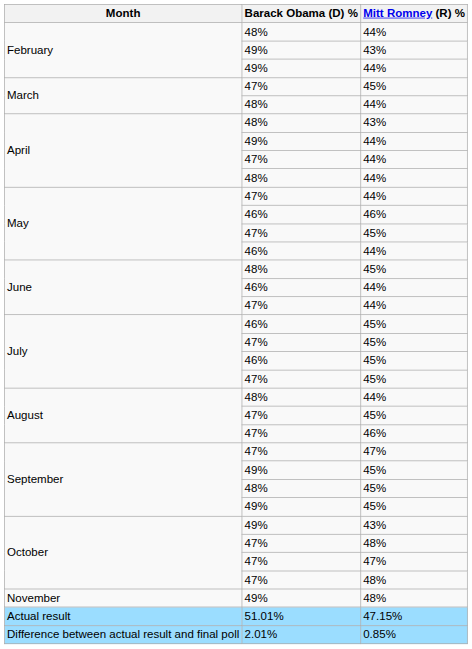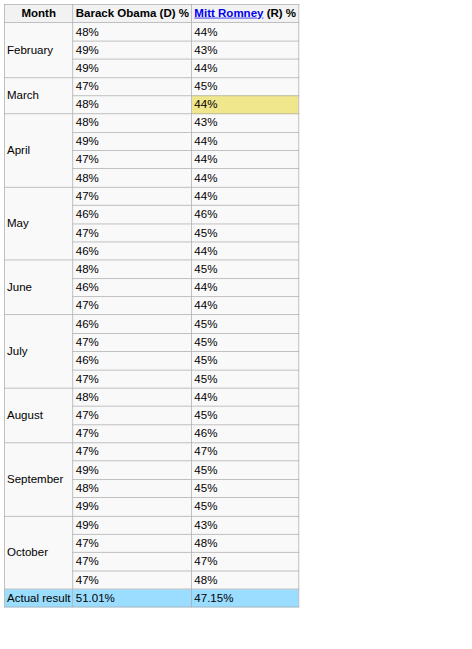(375, 104) no background -> (206, 104) khaki background
- row: (34, 598)
- row: (123, 634)
